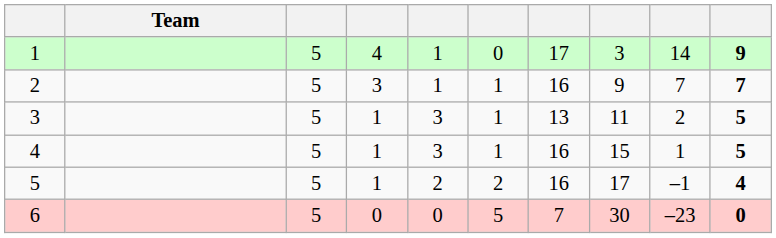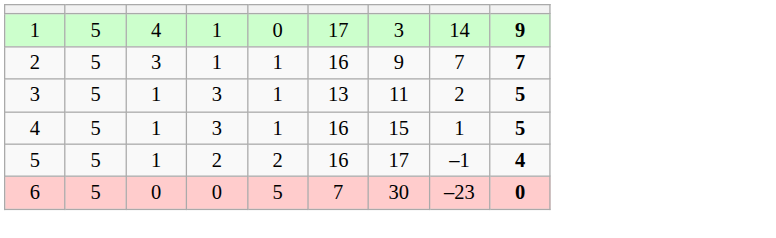- column: (176, 20)
